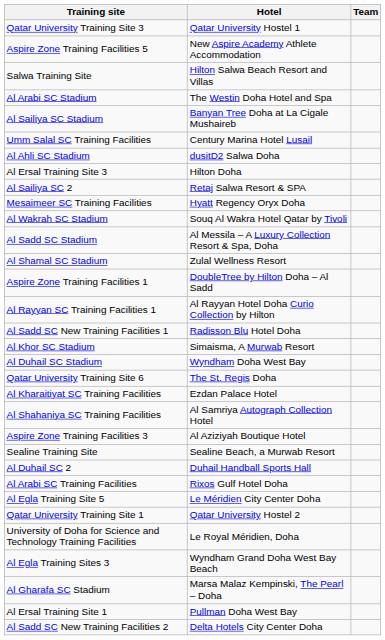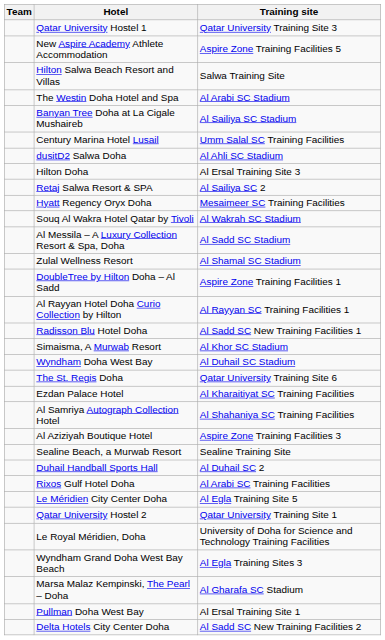columns swapped: (366, 12) <-> (96, 12)
